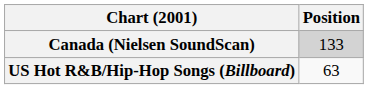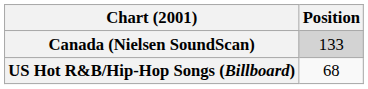(331, 70) 63 -> (331, 70) 68
